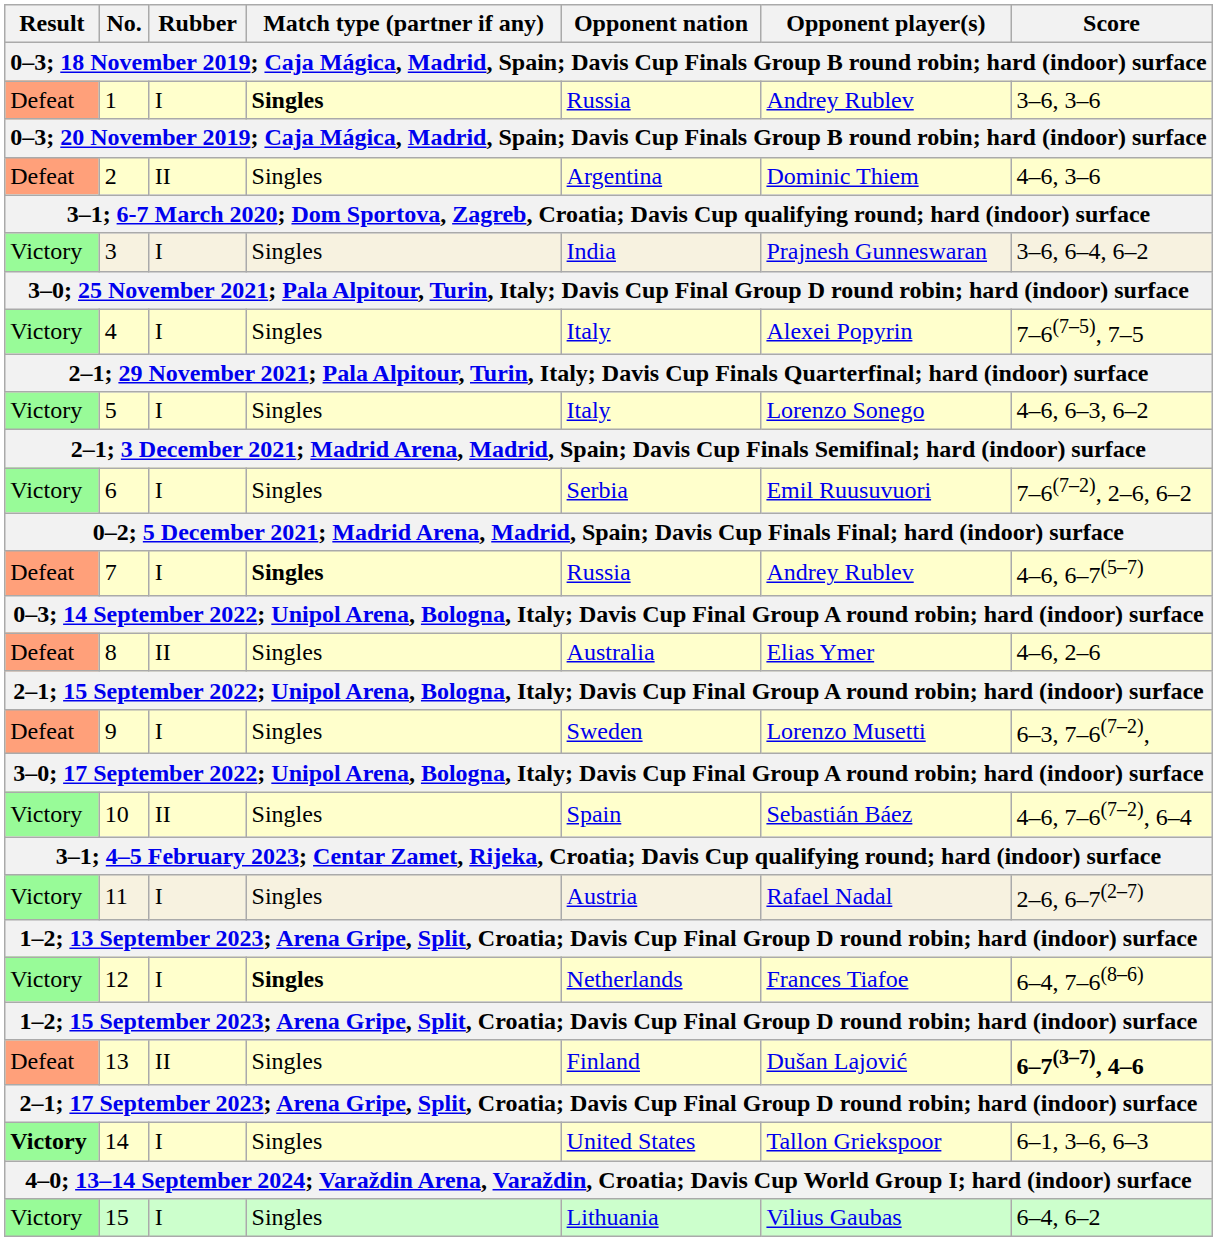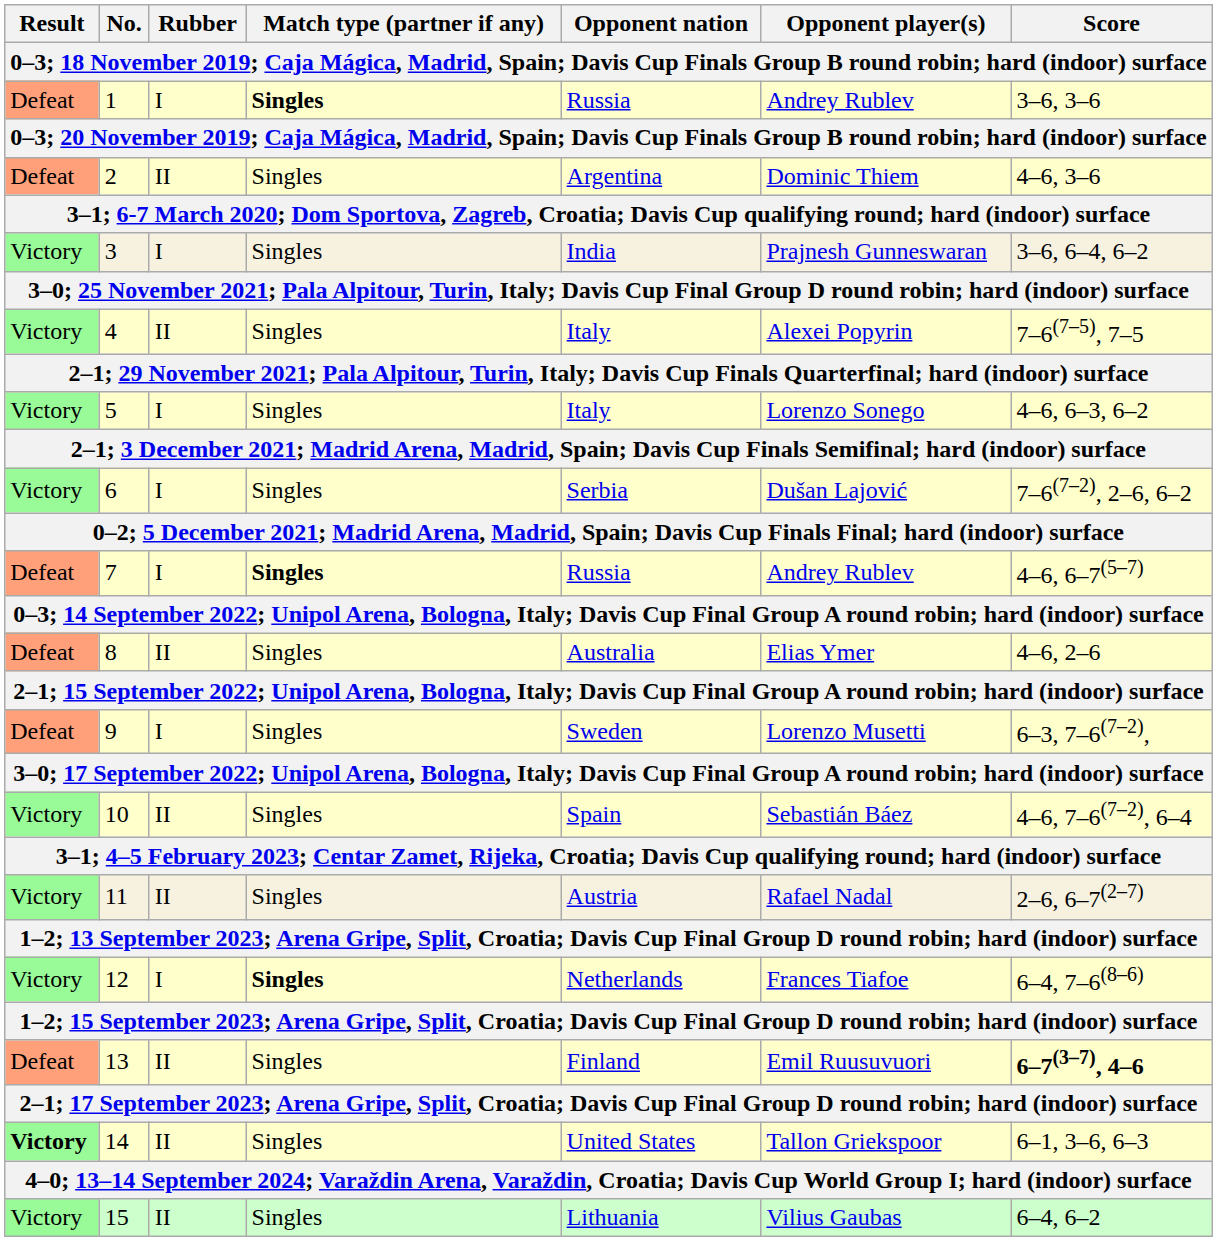(159, 331) I -> (163, 331) II
(849, 490) Emil Ruusuvuori -> (837, 490) Dušan Lajović
(159, 896) I -> (163, 896) II
(837, 1061) Dušan Lajović -> (849, 1061) Emil Ruusuvuori
(159, 1141) I -> (163, 1141) II
(159, 1217) I -> (163, 1217) II
